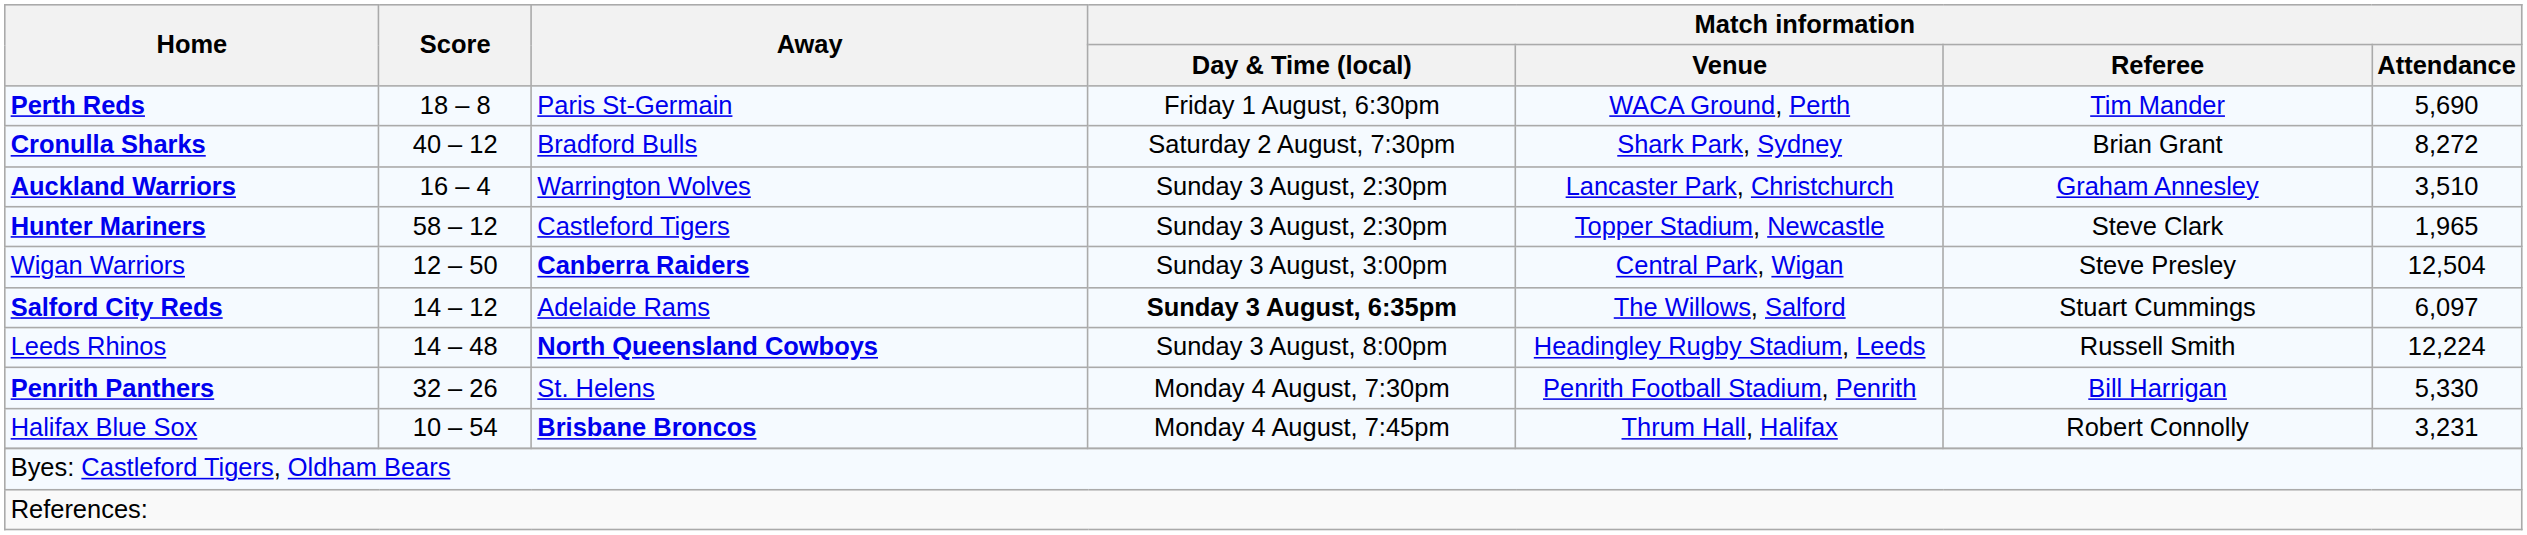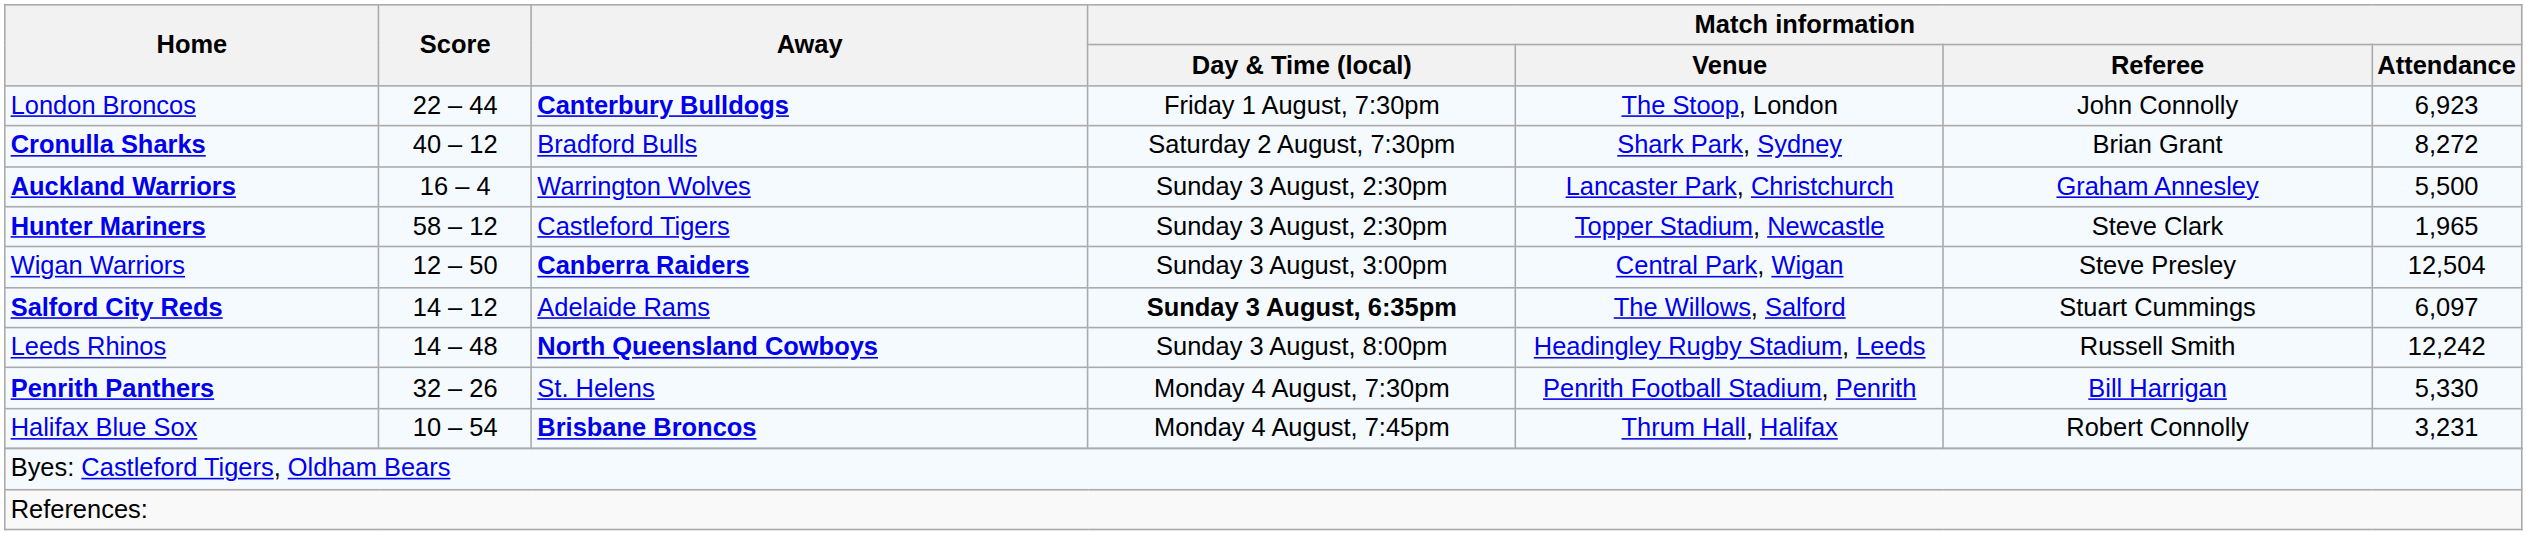- row: (78, 105)
+ row: (103, 105)
(2447, 186) 3,510 -> (2447, 186) 5,500
(2447, 347) 12,224 -> (2447, 347) 12,242
